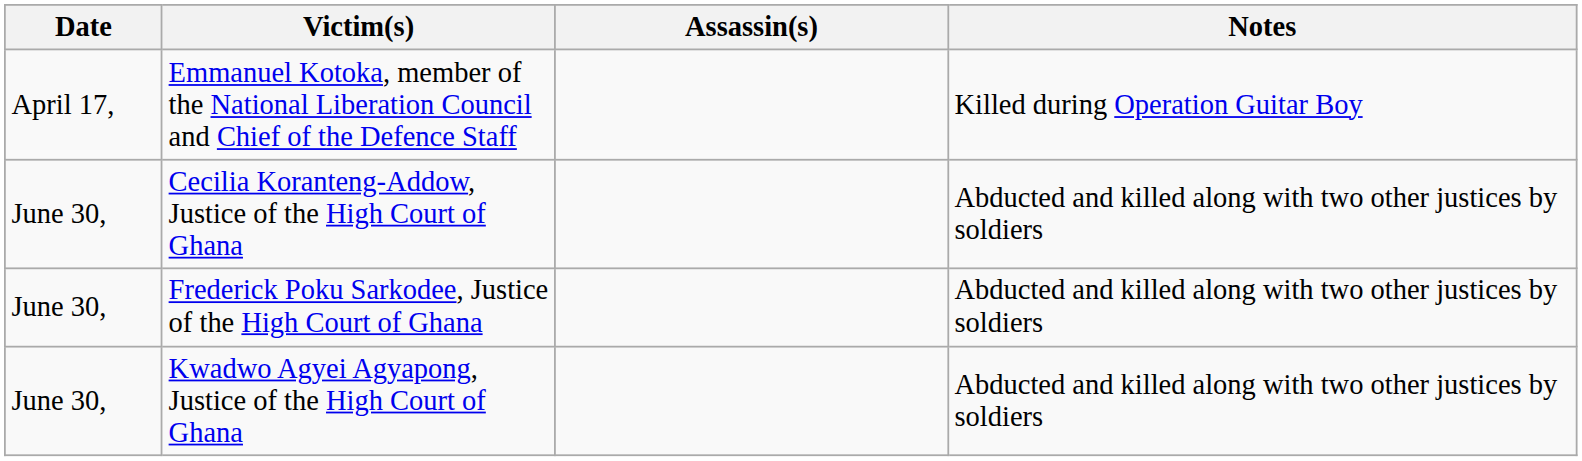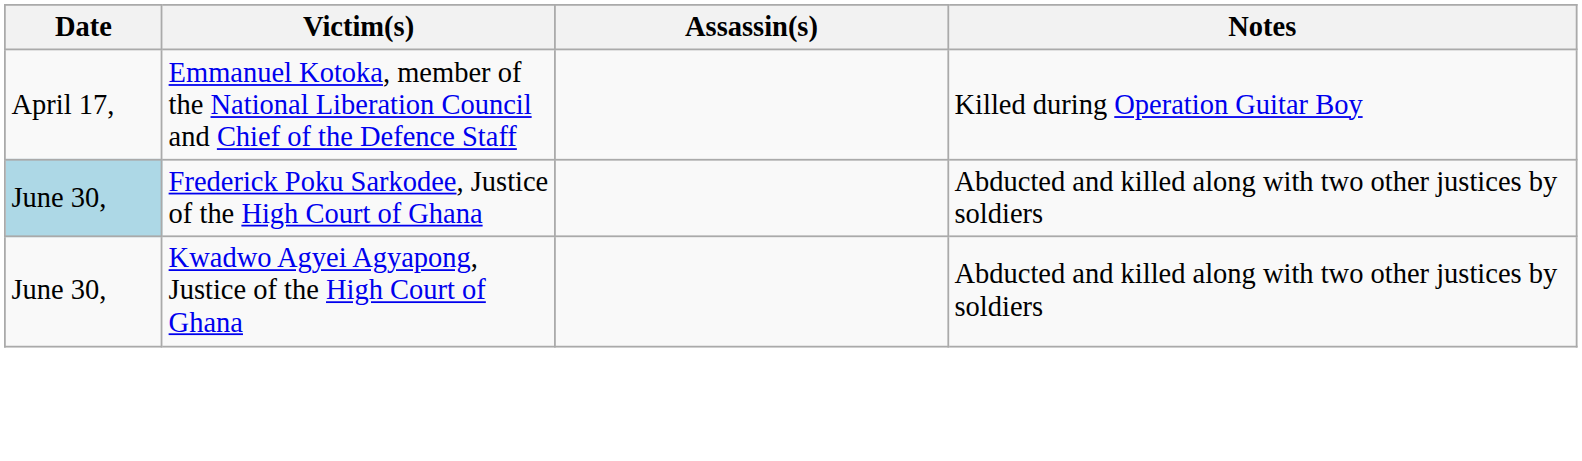- row: (327, 213)
(59, 306) no background -> (59, 197) lightblue background
